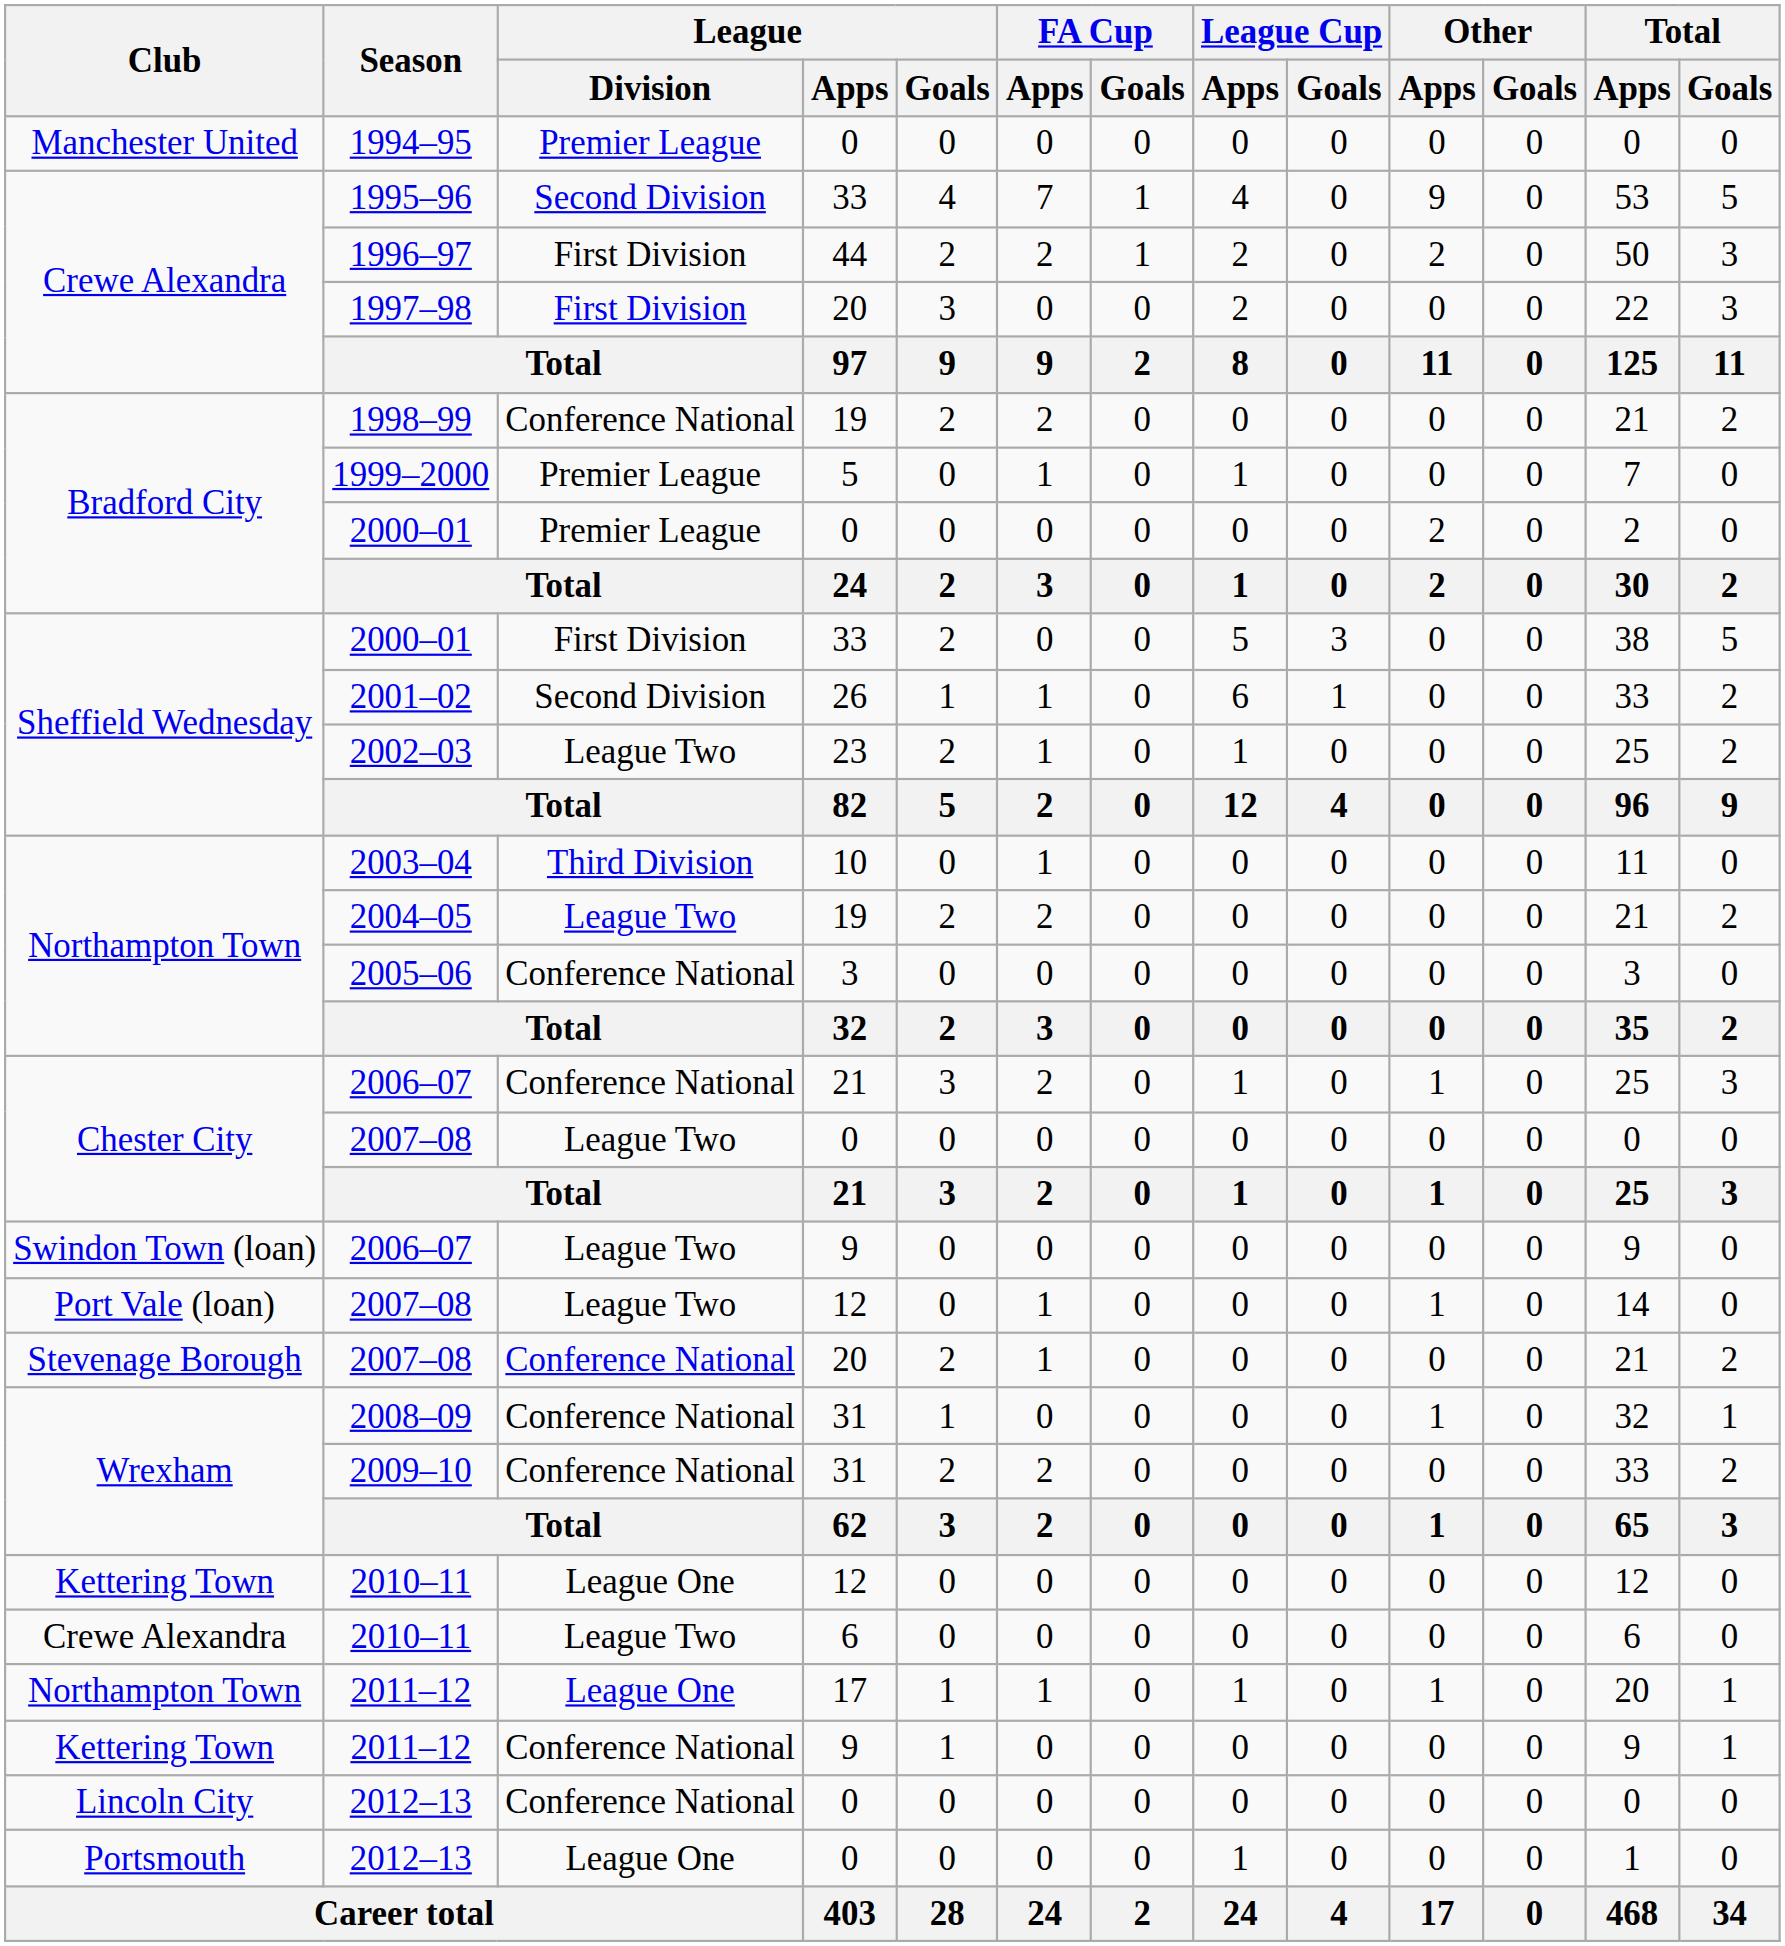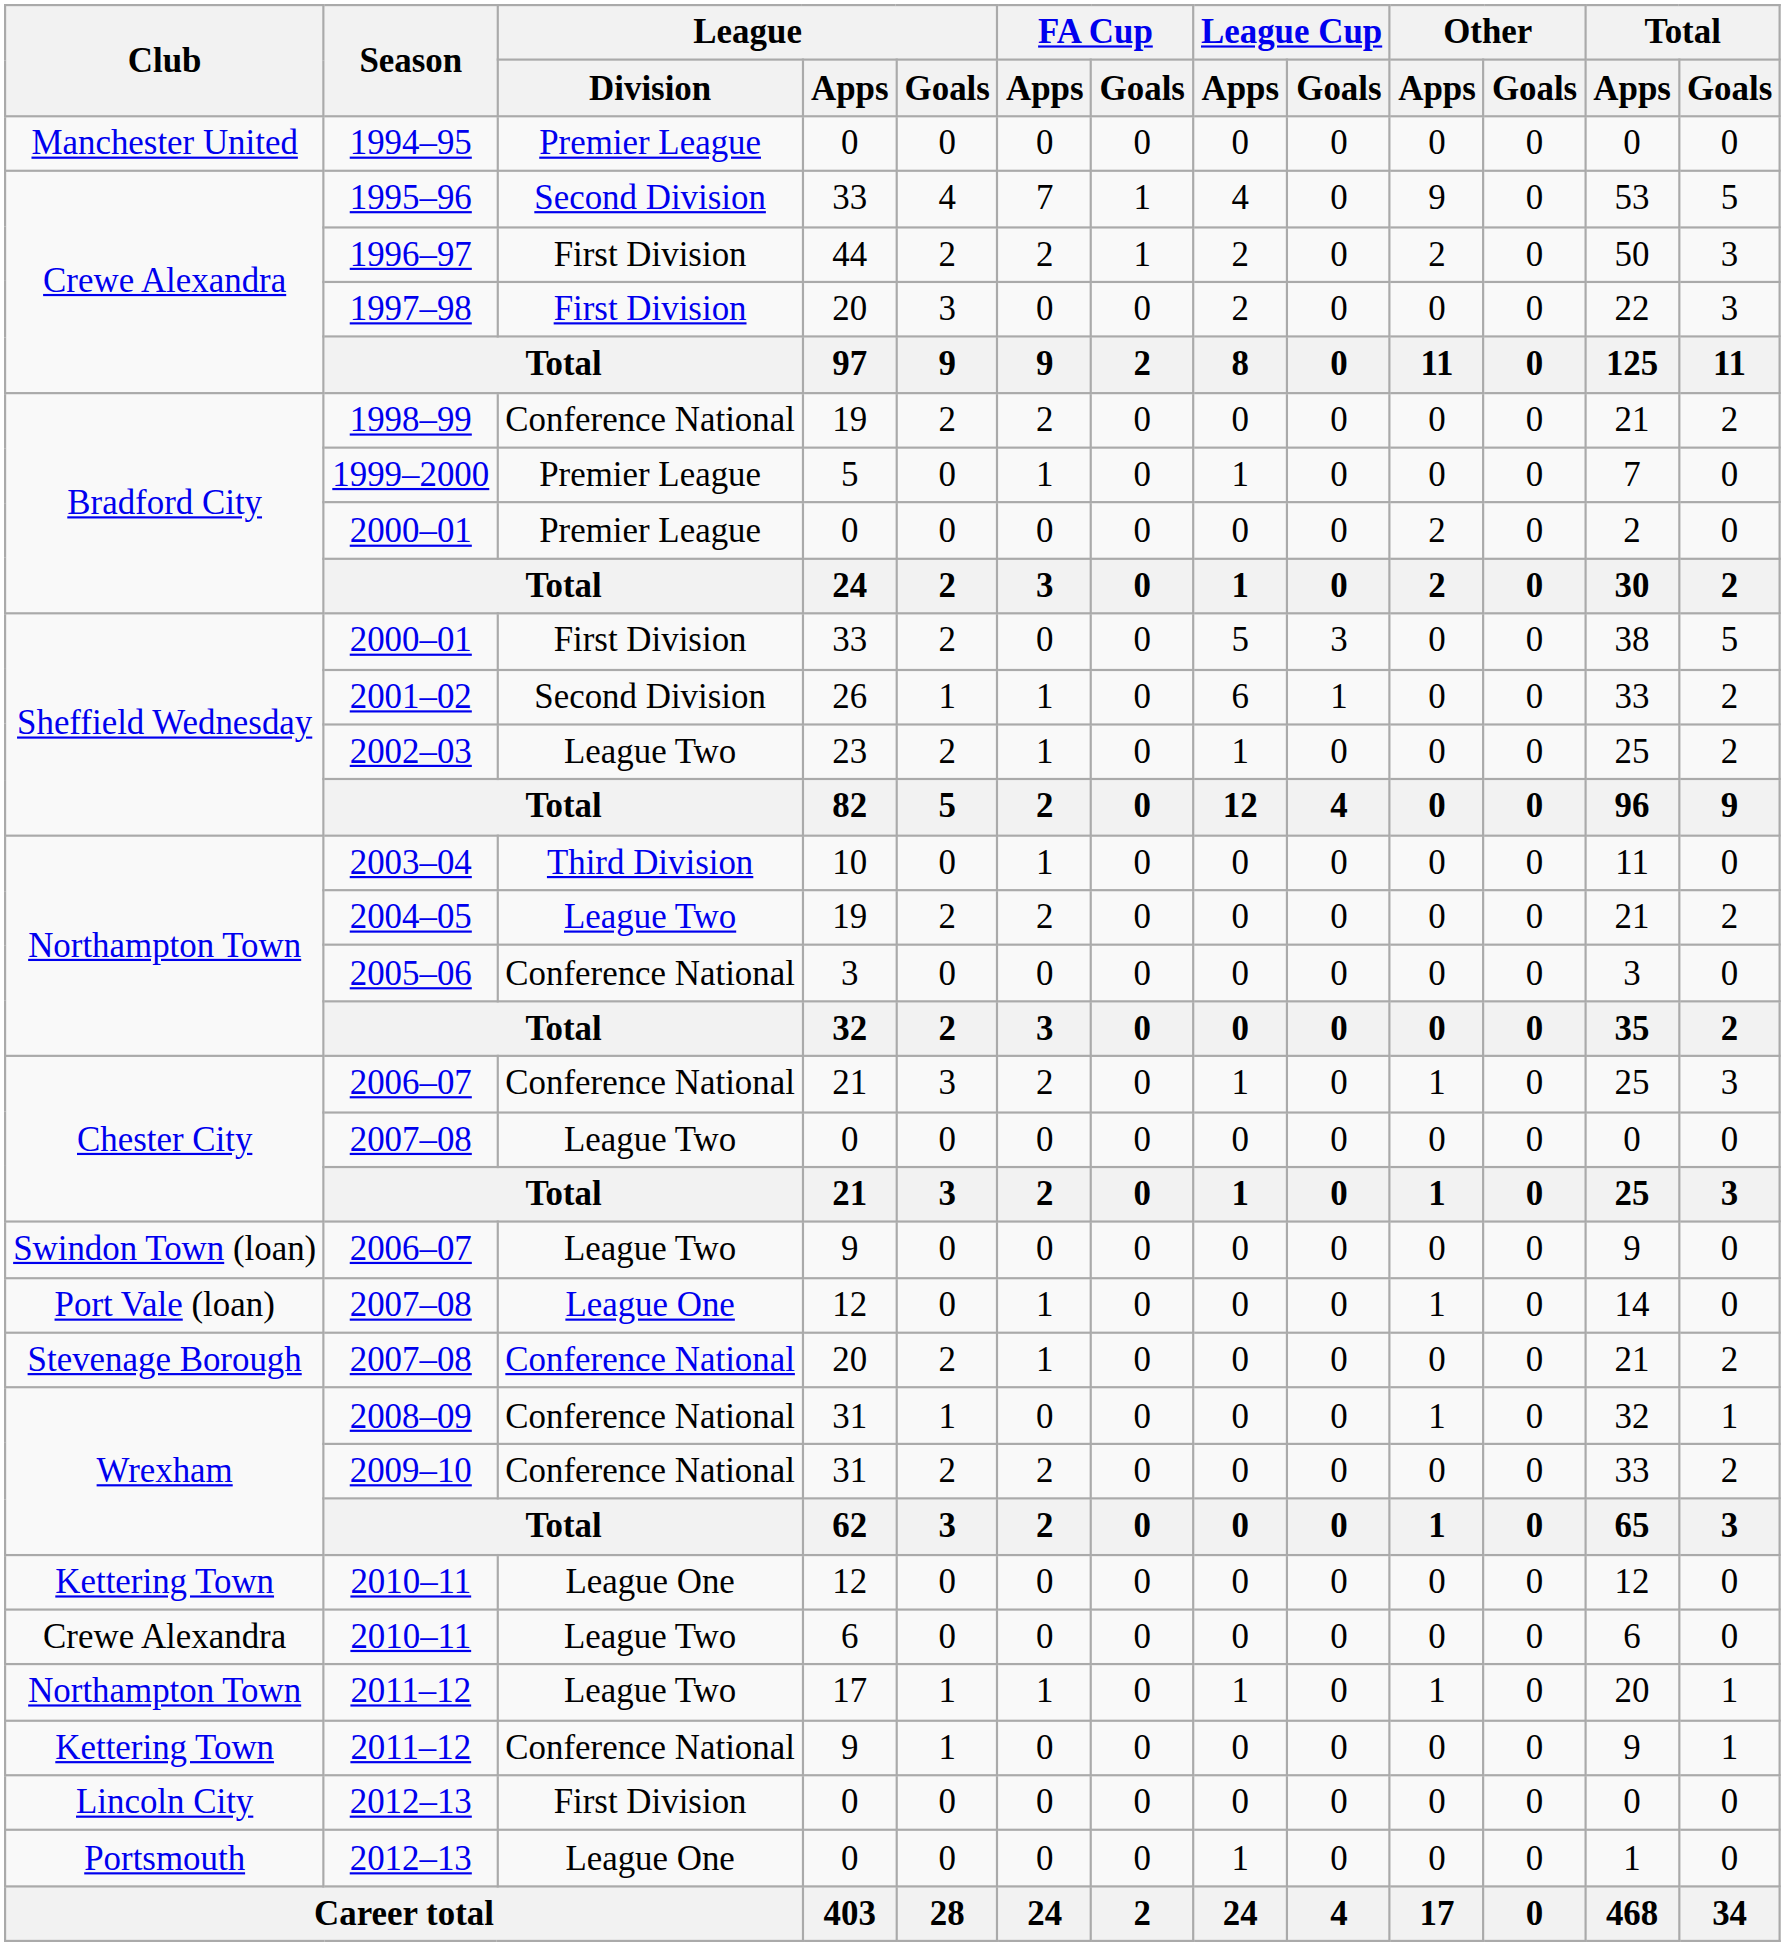(650, 1304) League Two -> (650, 1304) League One
(650, 1691) League One -> (650, 1691) League Two
(650, 1802) Conference National -> (650, 1802) First Division
